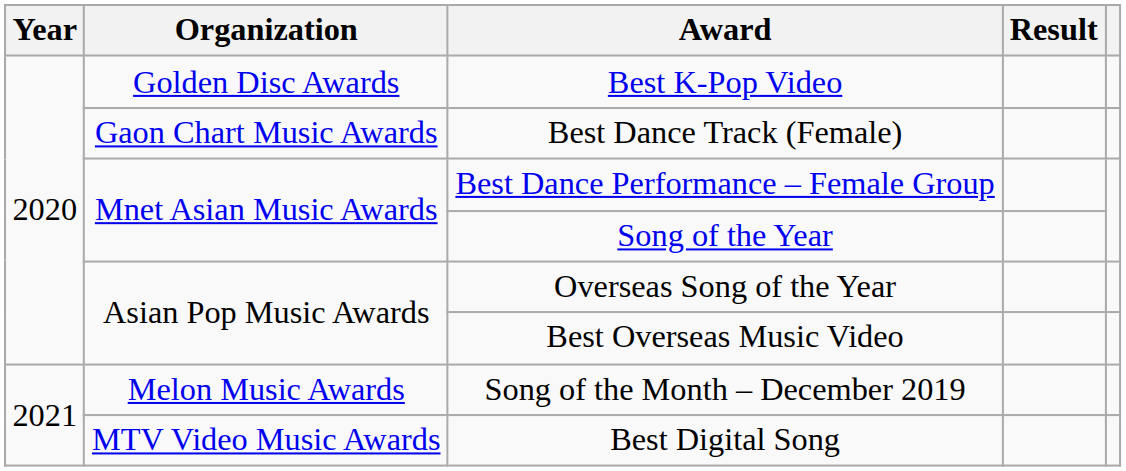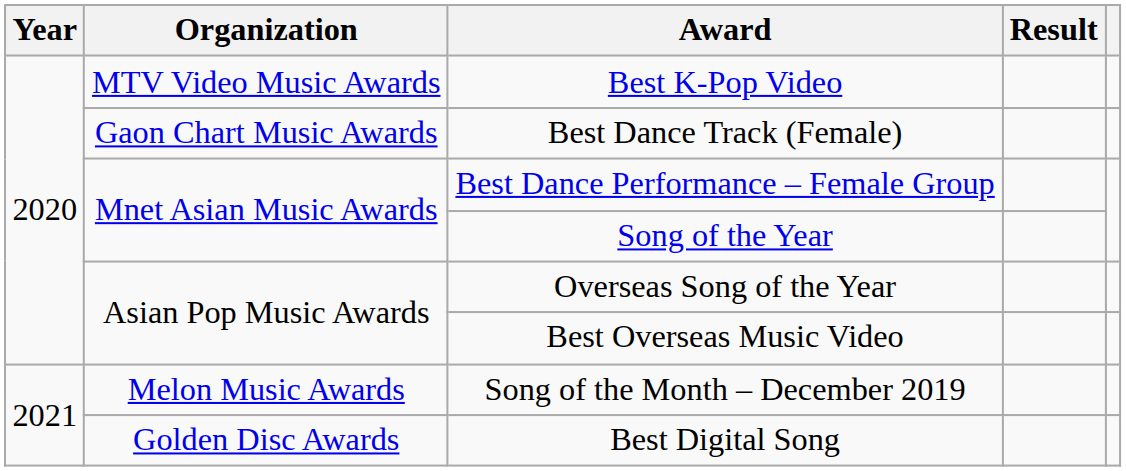(266, 81) Golden Disc Awards -> (266, 81) MTV Video Music Awards
(266, 440) MTV Video Music Awards -> (266, 440) Golden Disc Awards
